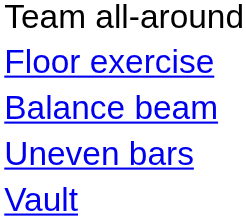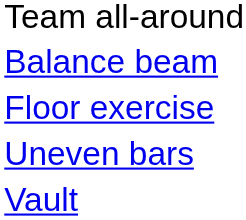rows swapped: (111, 108) <-> (109, 62)
